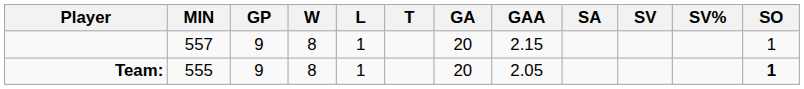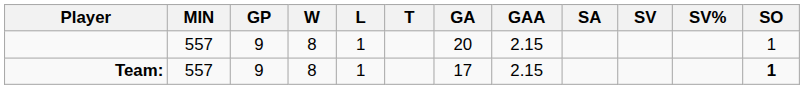(199, 71) 555 -> (199, 71) 557
(463, 71) 20 -> (463, 71) 17
(527, 71) 2.05 -> (527, 71) 2.15
